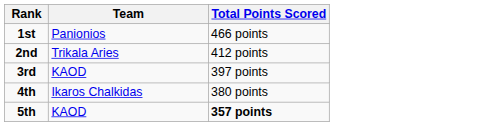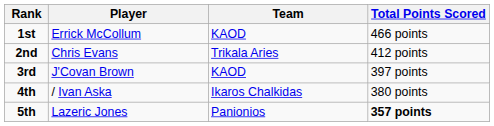+ column: (128, 14)
(78, 33) Panionios -> (229, 33) KAOD
(69, 111) KAOD -> (238, 111) Panionios
